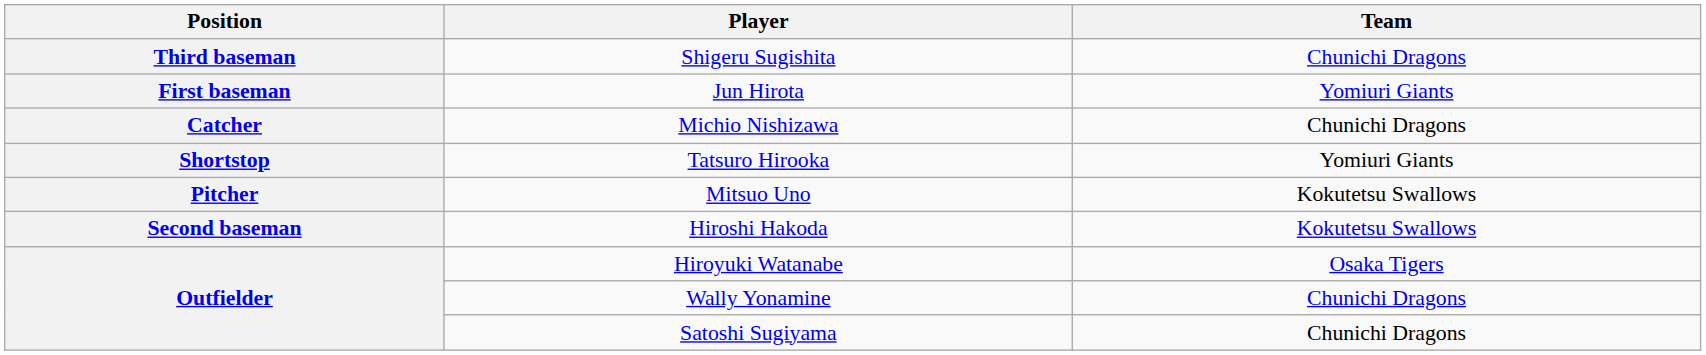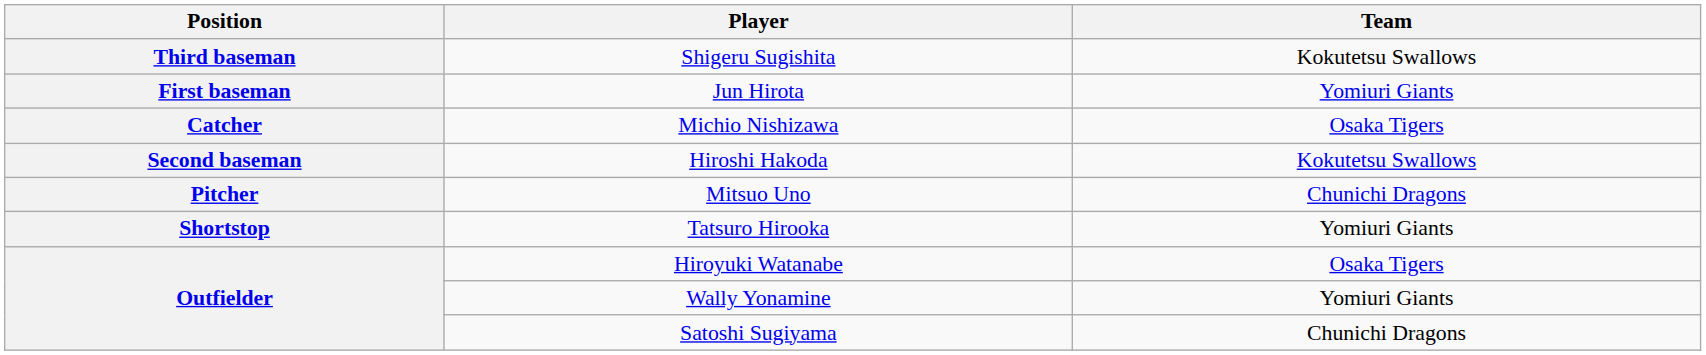(1387, 56) Chunichi Dragons -> (1387, 56) Kokutetsu Swallows
(1387, 125) Chunichi Dragons -> (1387, 125) Osaka Tigers
rows swapped: (758, 228) <-> (758, 159)
(1387, 194) Kokutetsu Swallows -> (1387, 194) Chunichi Dragons
(1387, 297) Chunichi Dragons -> (1387, 297) Yomiuri Giants
